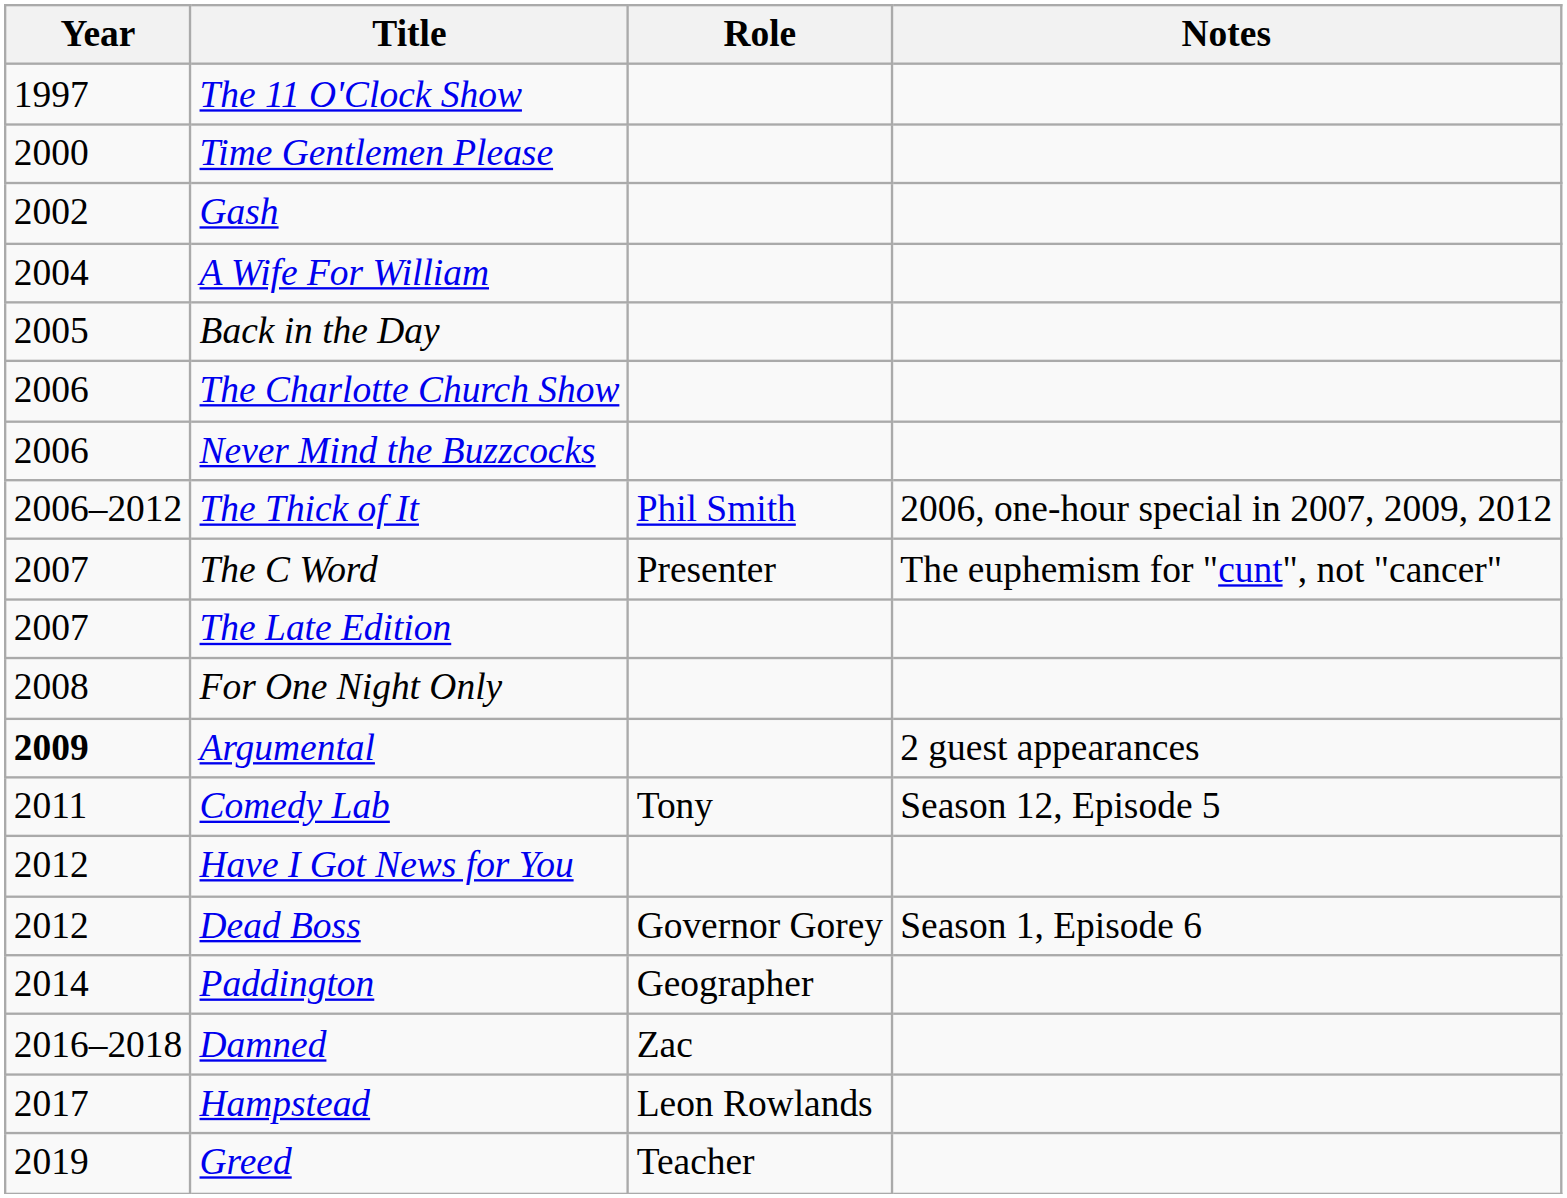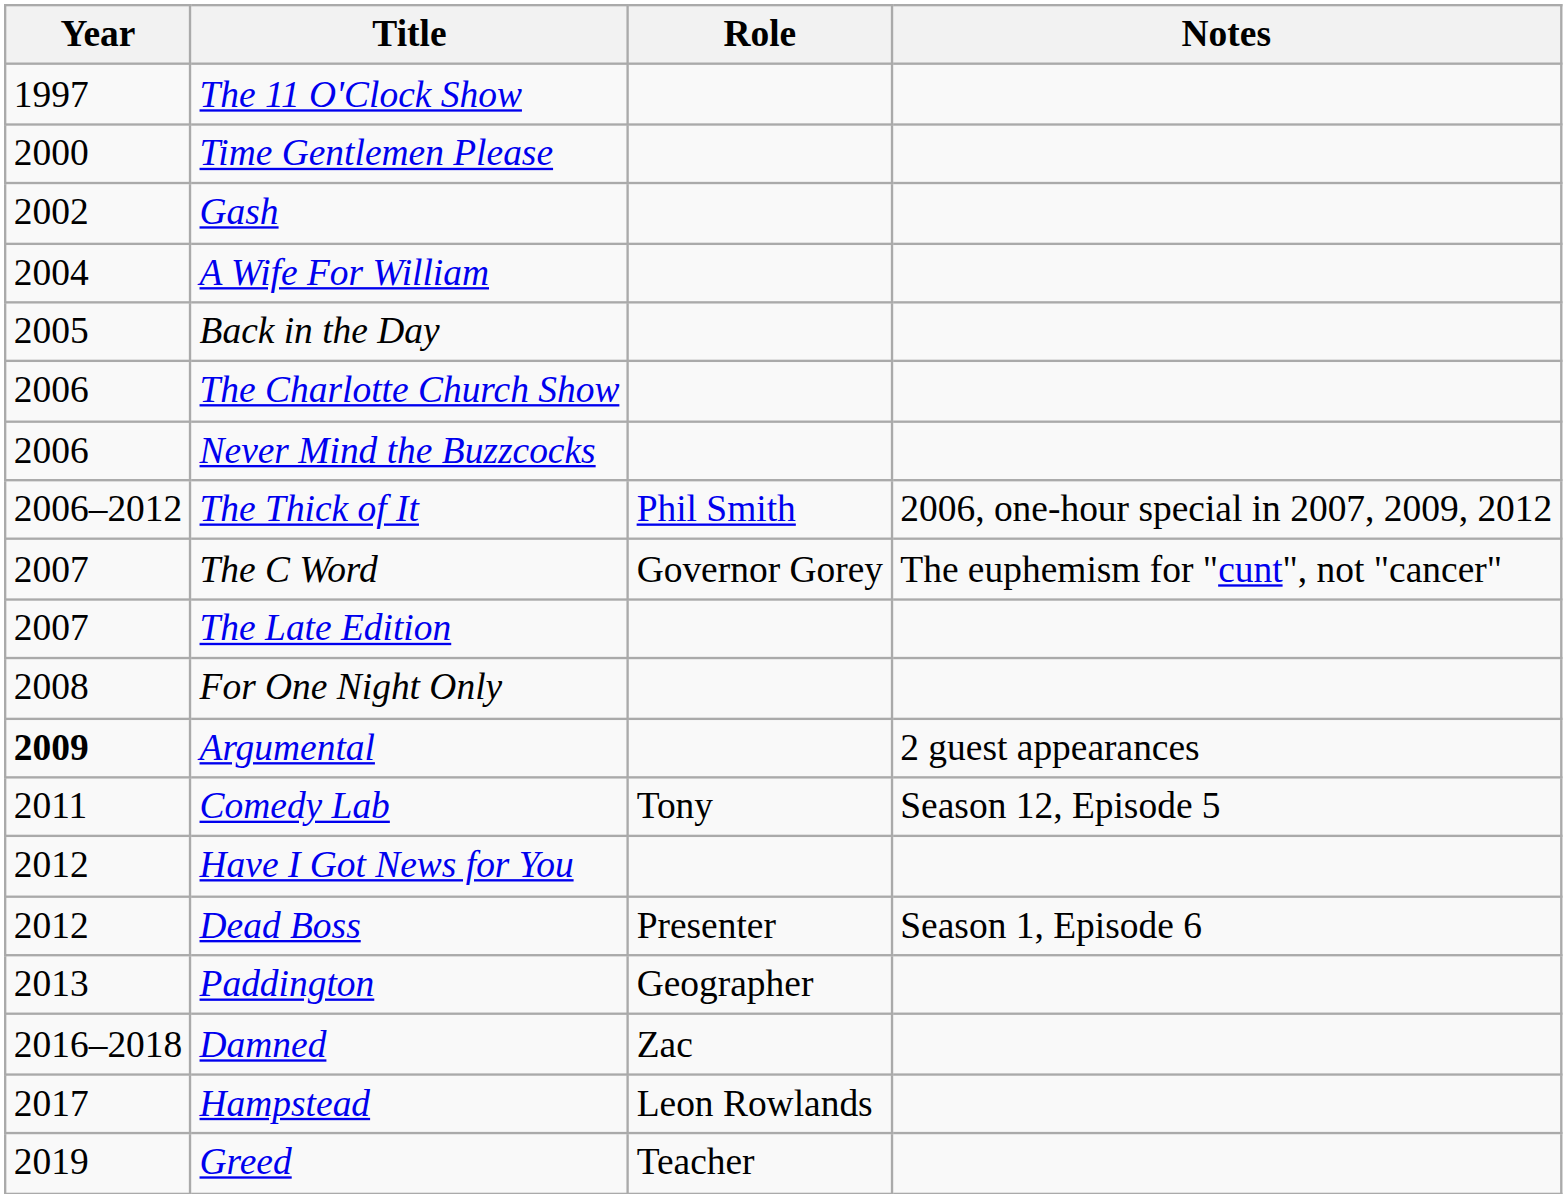(706, 568) Presenter -> (760, 568) Governor Gorey
(760, 924) Governor Gorey -> (706, 924) Presenter
(51, 984) 2014 -> (51, 984) 2013
